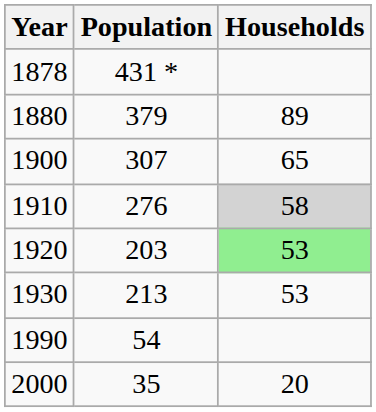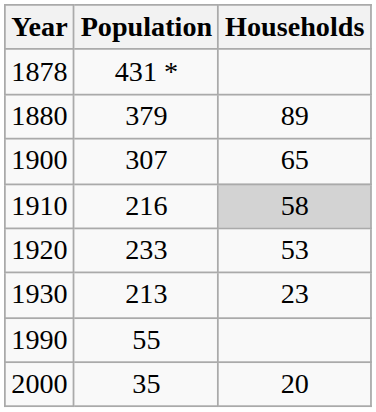(146, 205) 276 -> (146, 205) 216
(146, 250) 203 -> (146, 250) 233
(295, 250) lightgreen background -> (295, 250) no background
(295, 294) 53 -> (295, 294) 23
(146, 339) 54 -> (146, 339) 55
